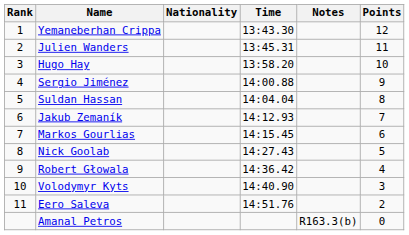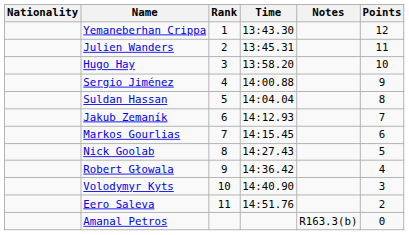columns swapped: (20, 13) <-> (202, 13)
